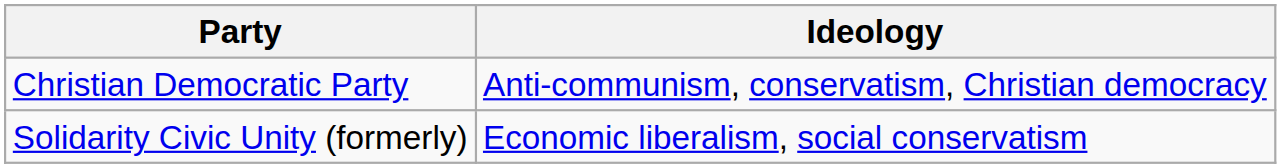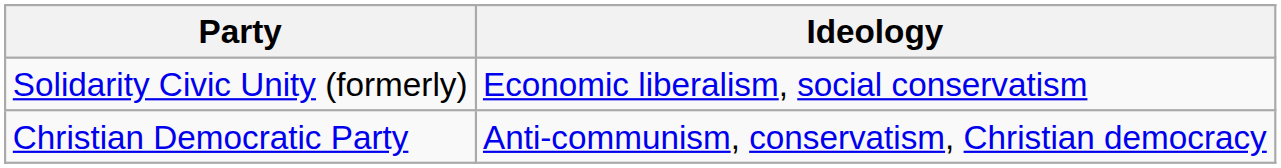rows swapped: (211, 84) <-> (240, 137)
